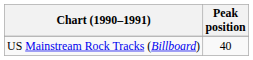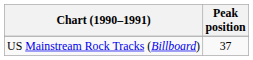(226, 45) 40 -> (226, 45) 37
